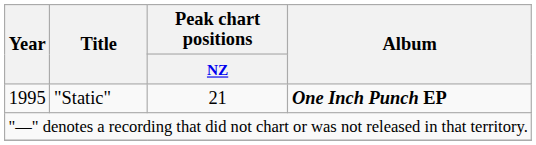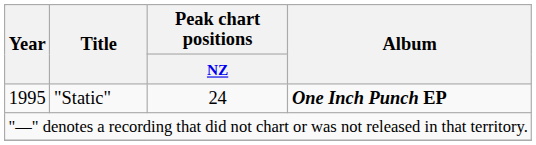(218, 98) 21 -> (218, 98) 24
